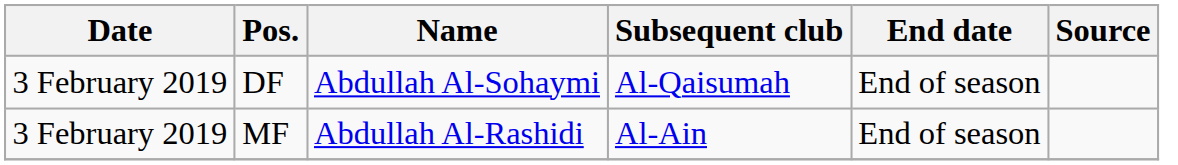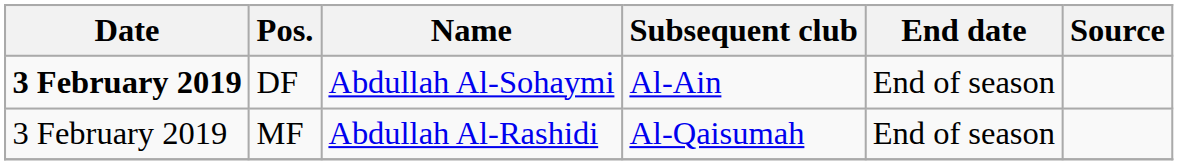(120, 81) normal -> (127, 81) bold
(702, 81) Al-Qaisumah -> (675, 81) Al-Ain
(661, 133) Al-Ain -> (717, 133) Al-Qaisumah
